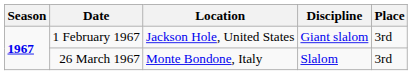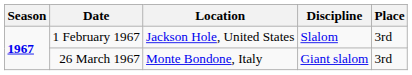(334, 37) Giant slalom -> (319, 37) Slalom
(319, 59) Slalom -> (334, 59) Giant slalom
